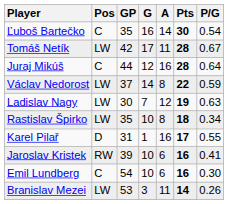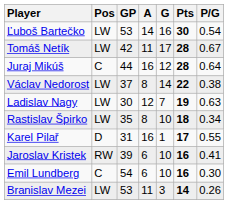columns swapped: (148, 13) <-> (165, 13)
(98, 31) C -> (102, 31) LW
(126, 31) 35 -> (126, 31) 53
(210, 84) 0.59 -> (210, 84) 0.38
